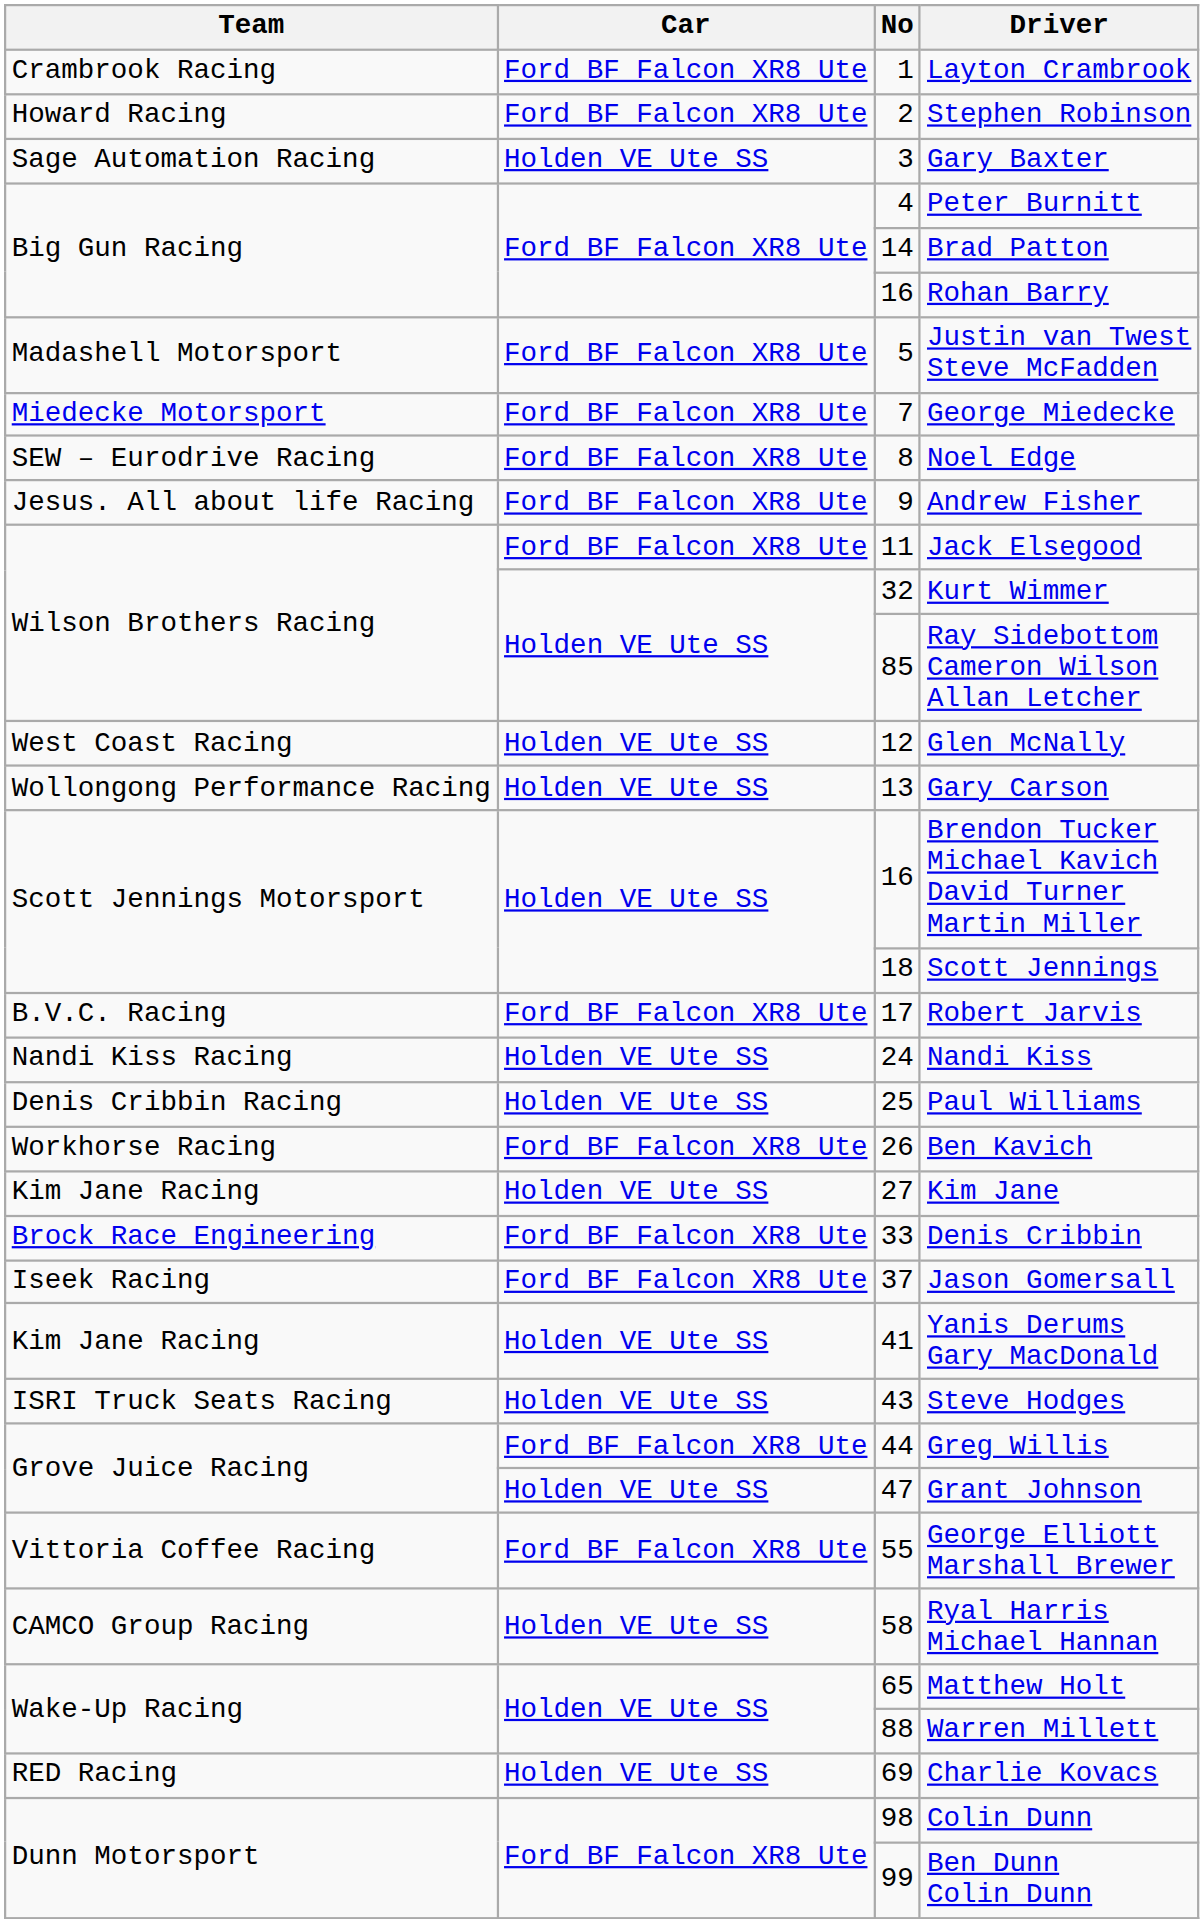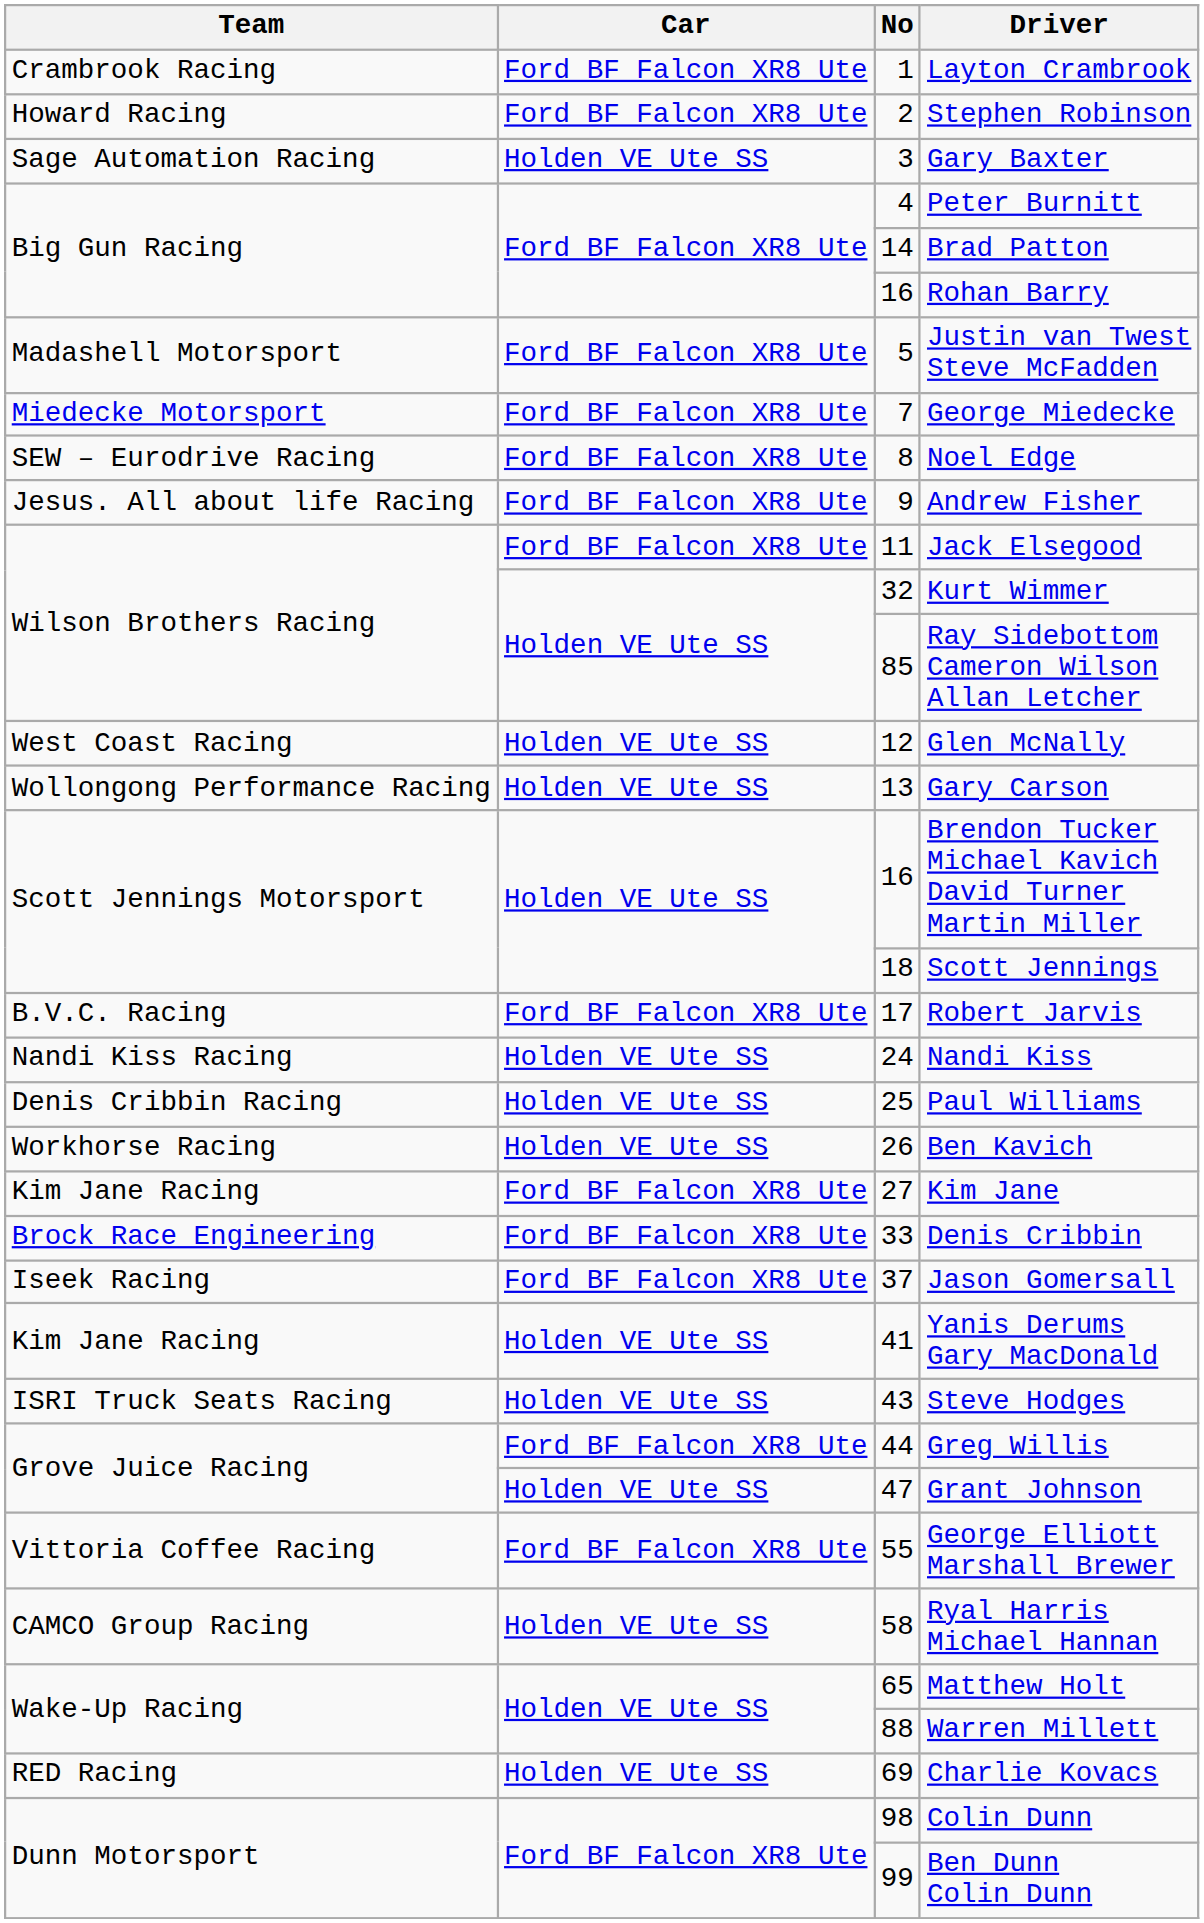(686, 1149) Ford BF Falcon XR8 Ute -> (636, 1149) Holden VE Ute SS
(636, 1193) Holden VE Ute SS -> (686, 1193) Ford BF Falcon XR8 Ute
